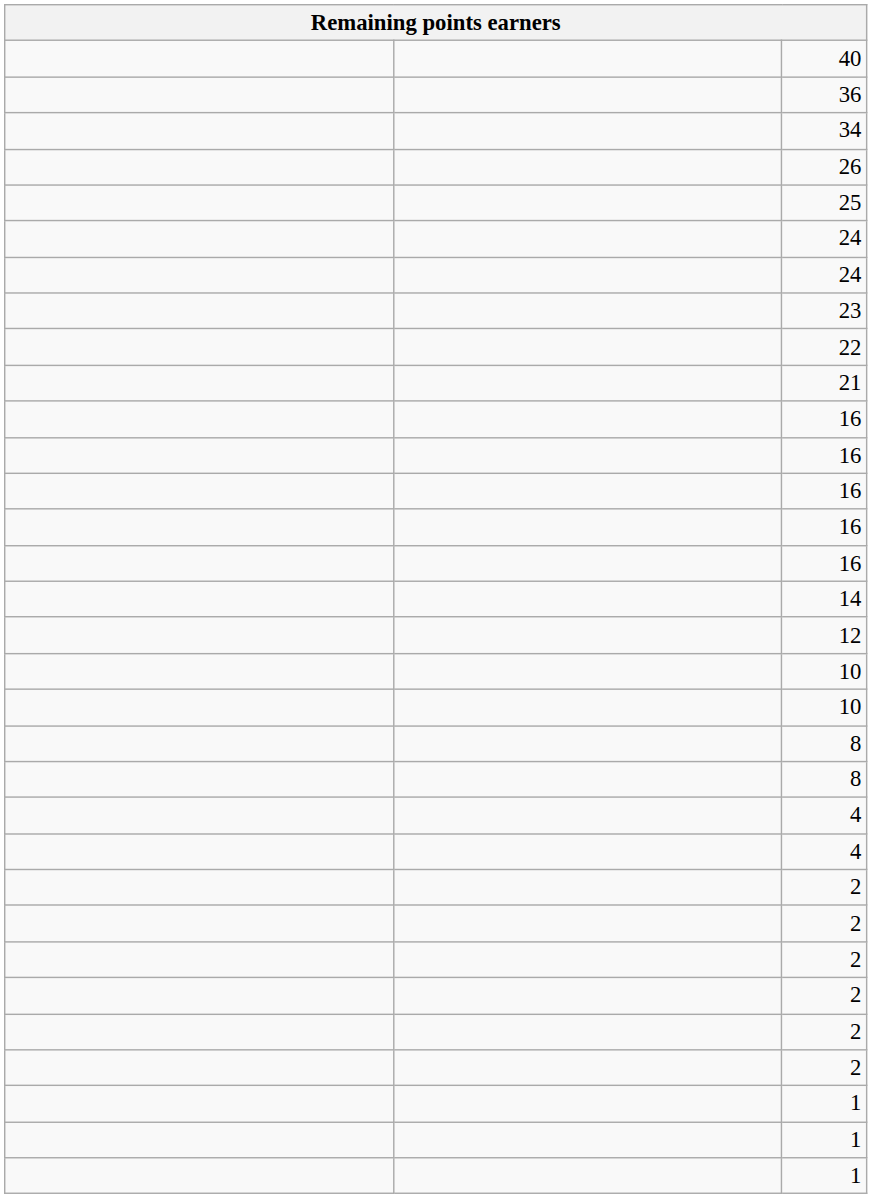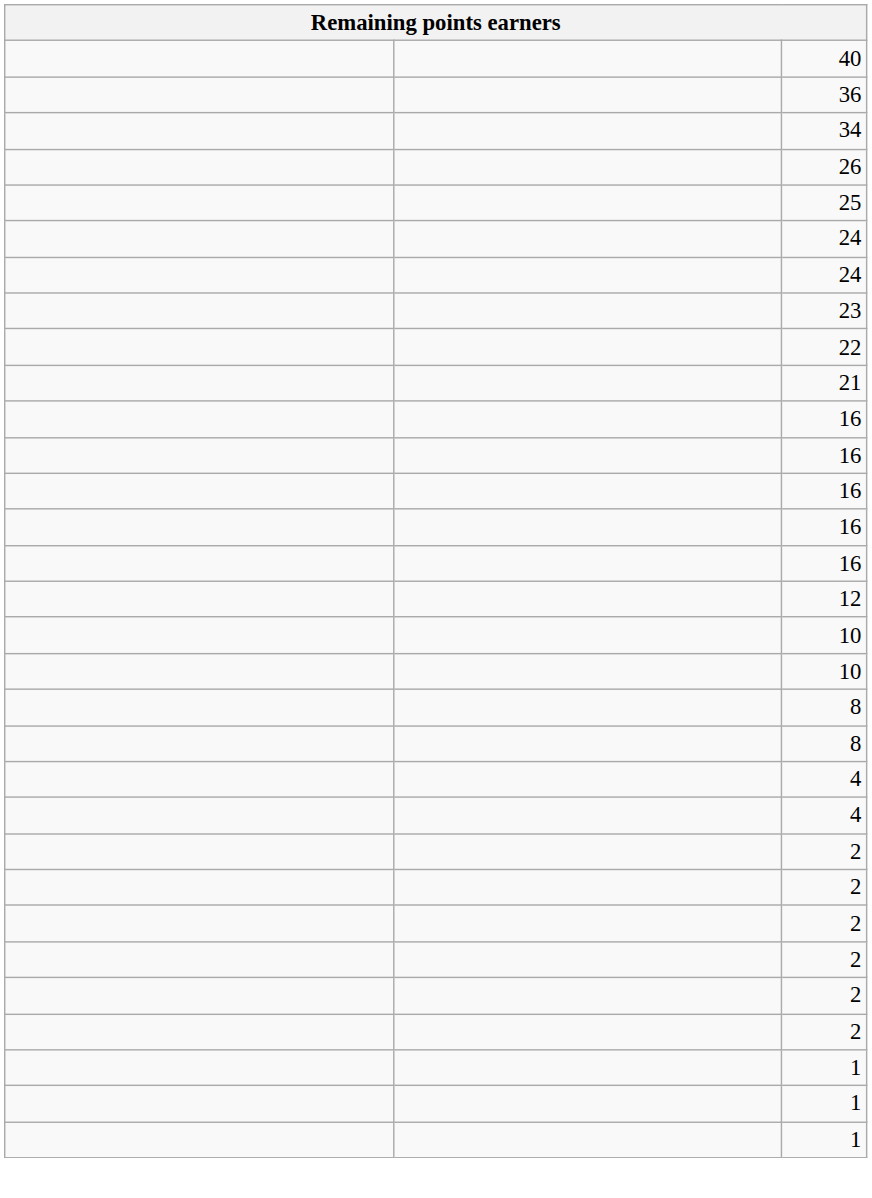- row: (199, 599)
